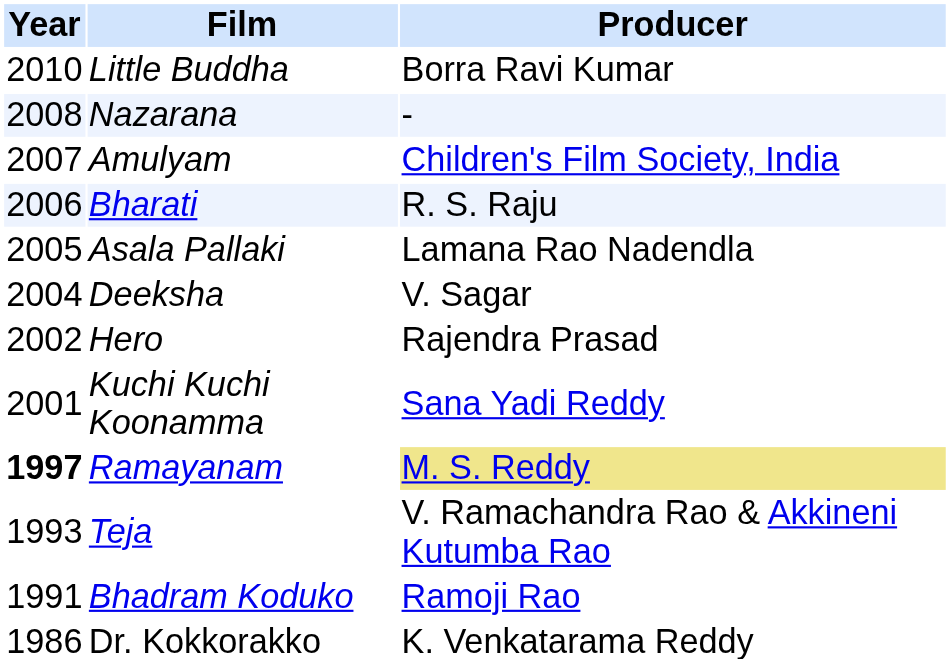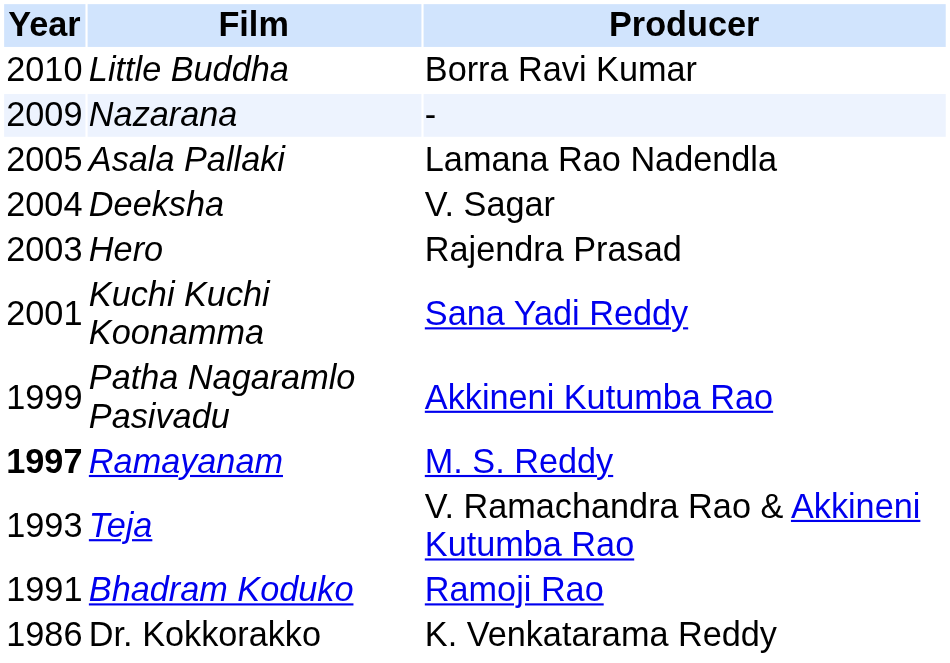(44, 114) 2008 -> (44, 114) 2009
- row: (160, 159)
- row: (143, 204)
(44, 339) 2002 -> (44, 249) 2003
+ row: (222, 397)
(496, 467) khaki background -> (519, 461) no background
